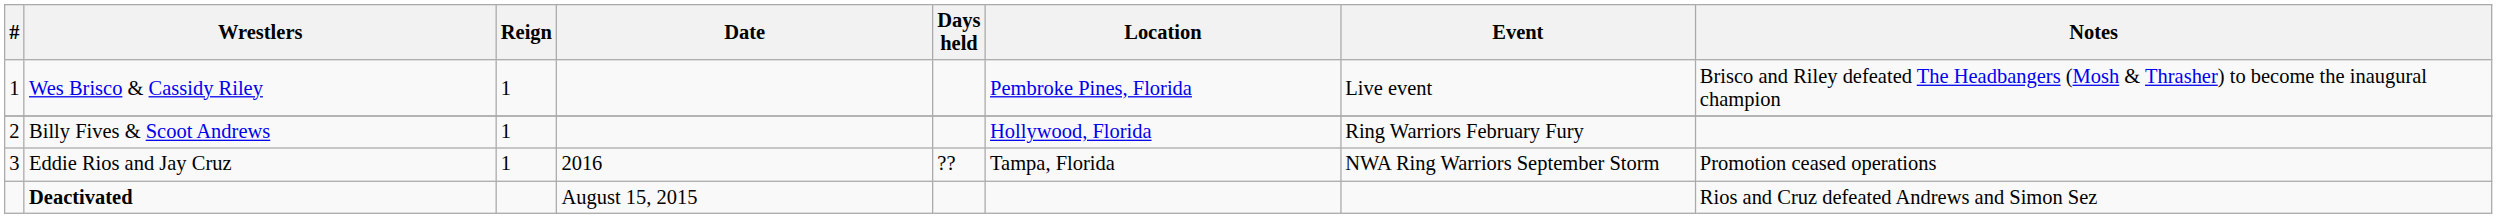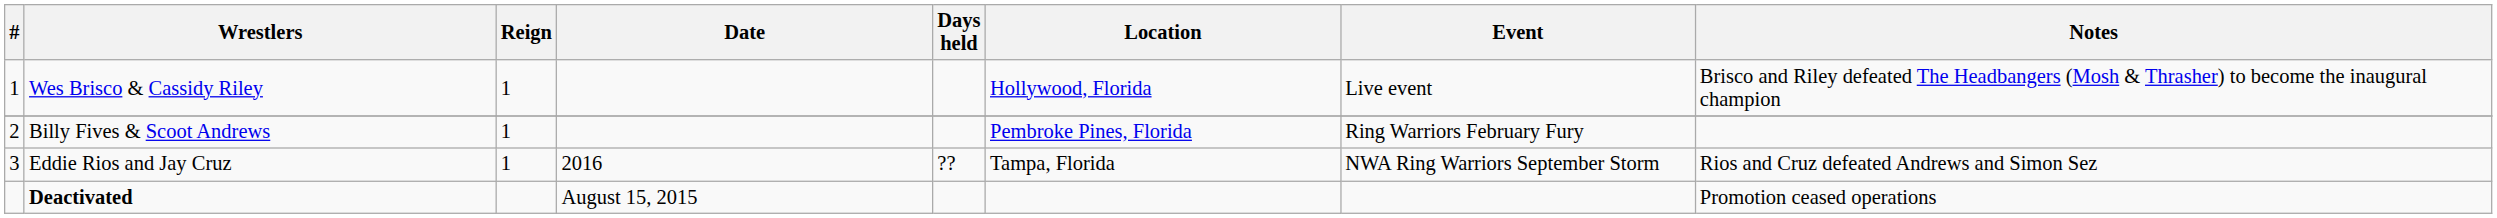(1091, 87) Pembroke Pines, Florida -> (1071, 87) Hollywood, Florida
(1071, 131) Hollywood, Florida -> (1091, 131) Pembroke Pines, Florida
(1818, 164) Promotion ceased operations -> (1899, 164) Rios and Cruz defeated Andrews and Simon Sez
(1899, 196) Rios and Cruz defeated Andrews and Simon Sez -> (1818, 196) Promotion ceased operations
